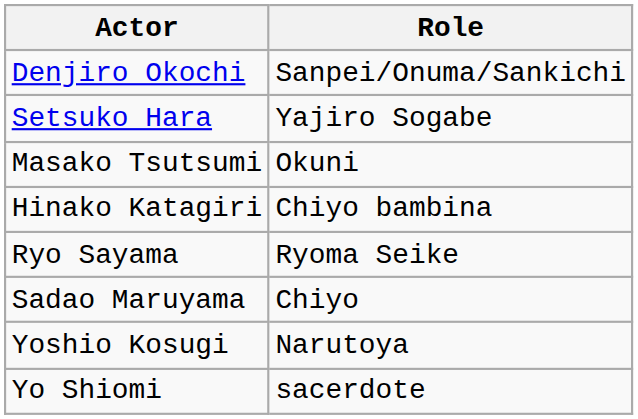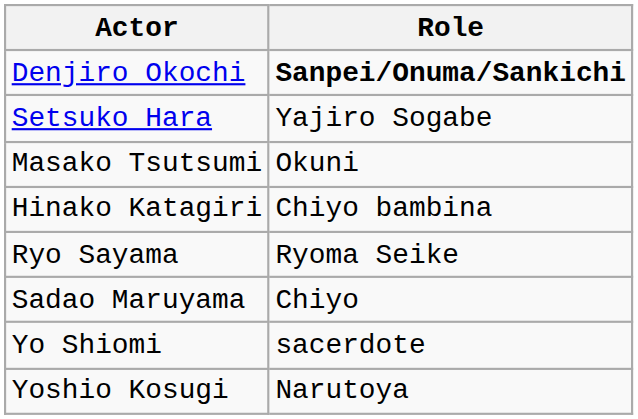(451, 73) normal -> (451, 73) bold
rows swapped: (87, 390) <-> (120, 345)
